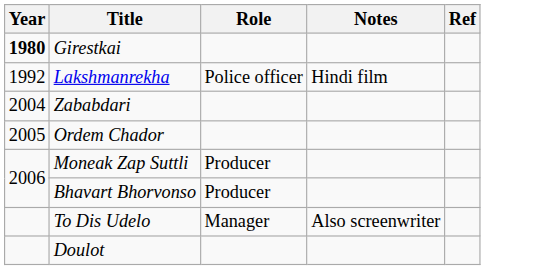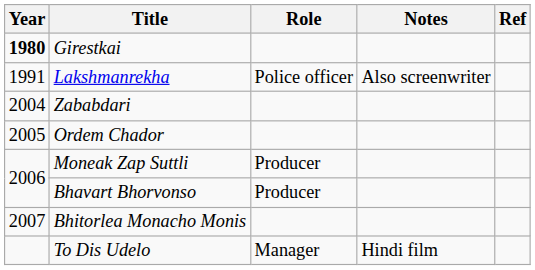(27, 76) 1992 -> (27, 76) 1991
(350, 76) Hindi film -> (426, 76) Also screenwriter
+ row: (150, 221)
(376, 221) Also screenwriter -> (400, 250) Hindi film
- row: (79, 250)
